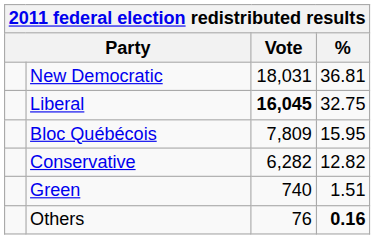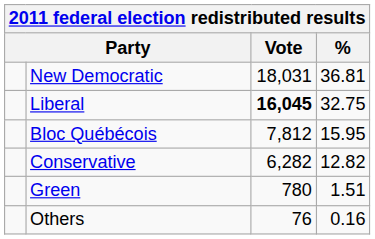(289, 133) 7,809 -> (289, 133) 7,812
(297, 190) 740 -> (297, 190) 780
(348, 219) bold -> (348, 219) normal
